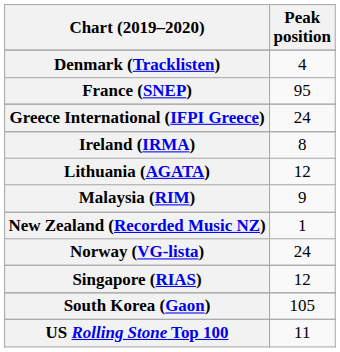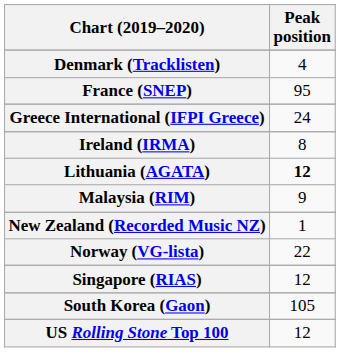(302, 171) normal -> (302, 171) bold
(302, 252) 24 -> (302, 252) 22
(302, 332) 11 -> (302, 332) 12
